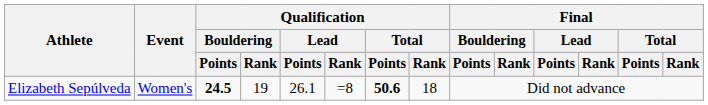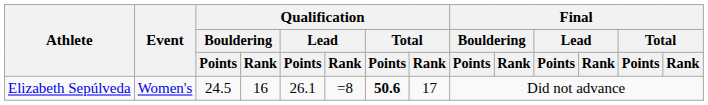(218, 88) bold -> (218, 88) normal
(260, 88) 19 -> (260, 88) 16
(429, 88) 18 -> (429, 88) 17
